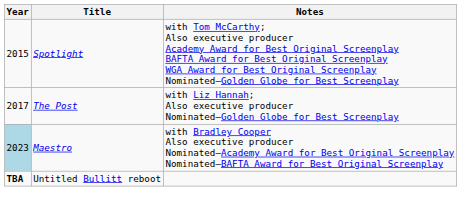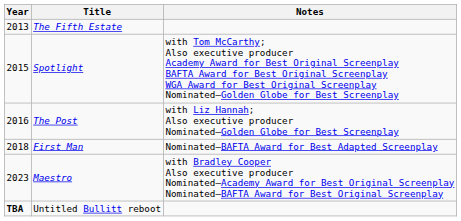+ row: (78, 27)
(18, 106) 2017 -> (18, 121) 2016
+ row: (58, 147)
(18, 148) lightblue background -> (18, 178) no background
